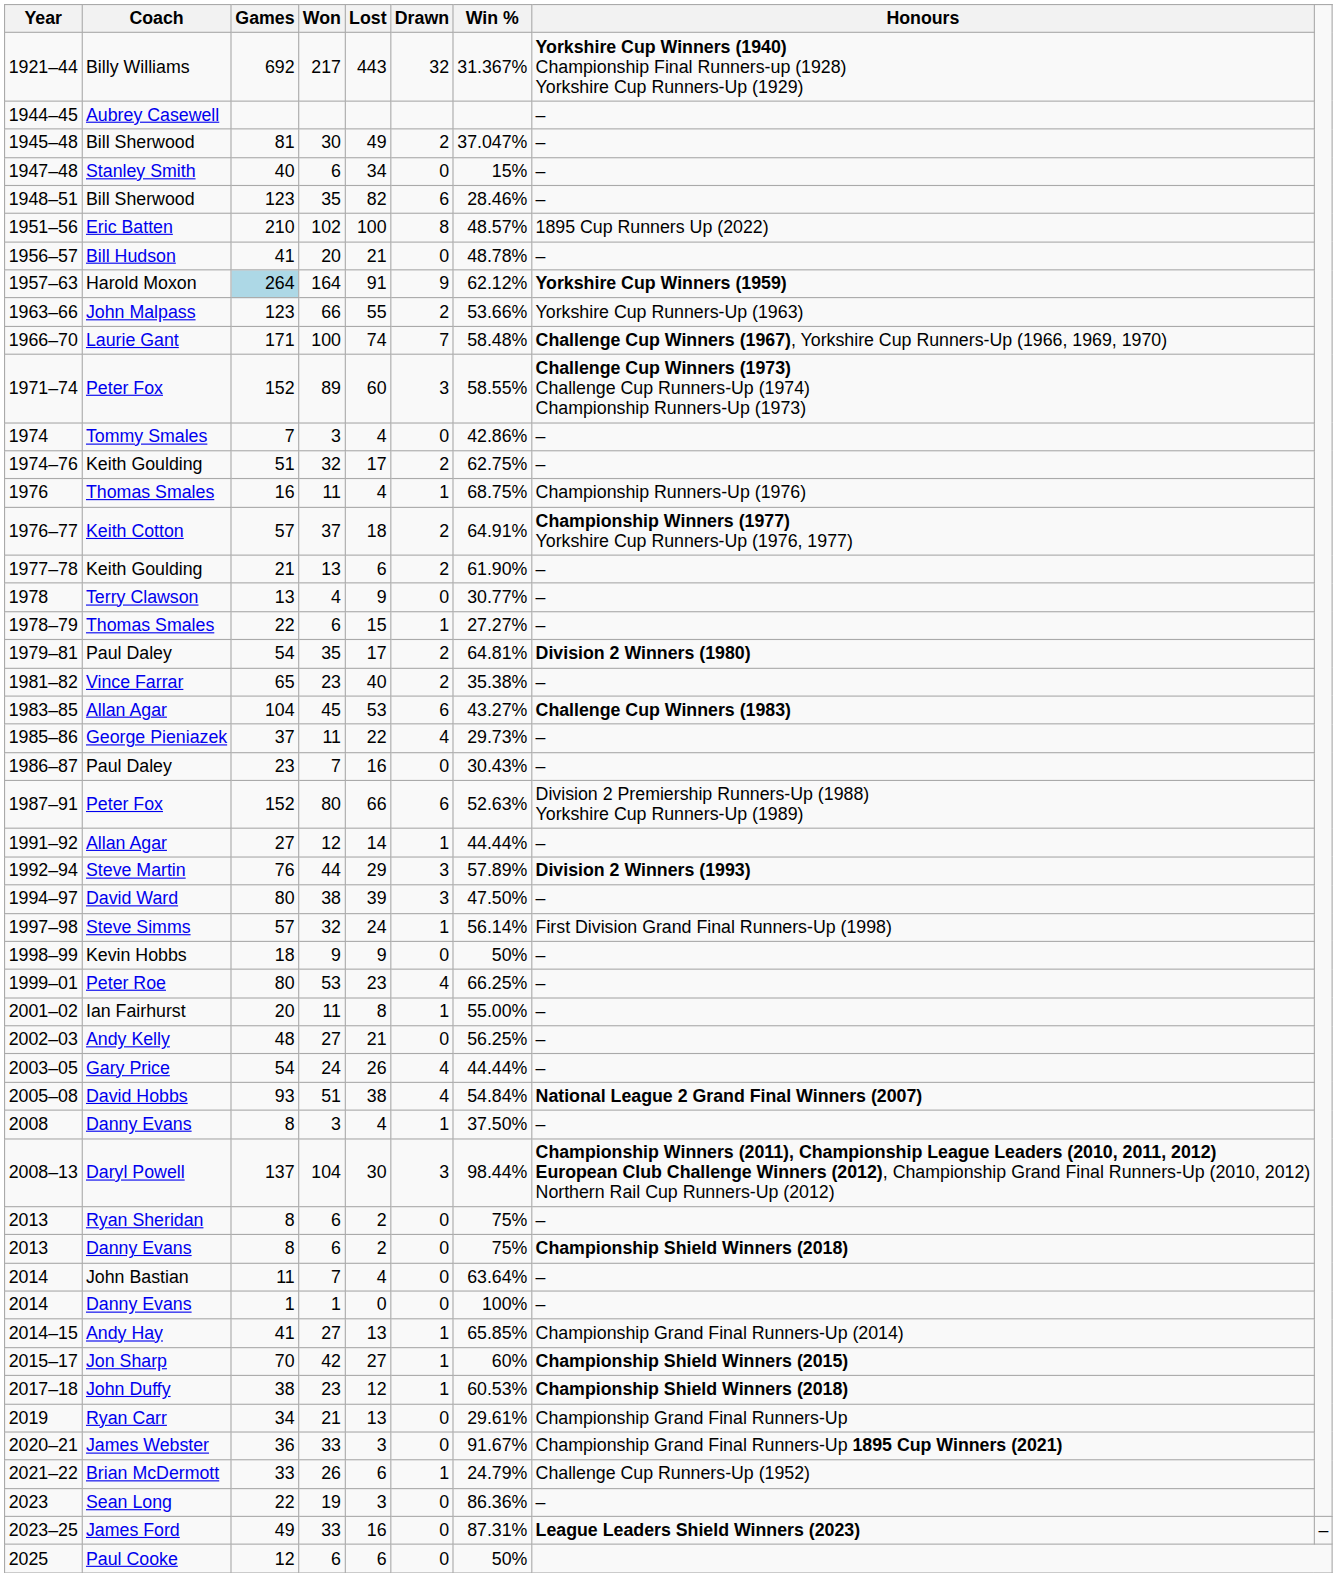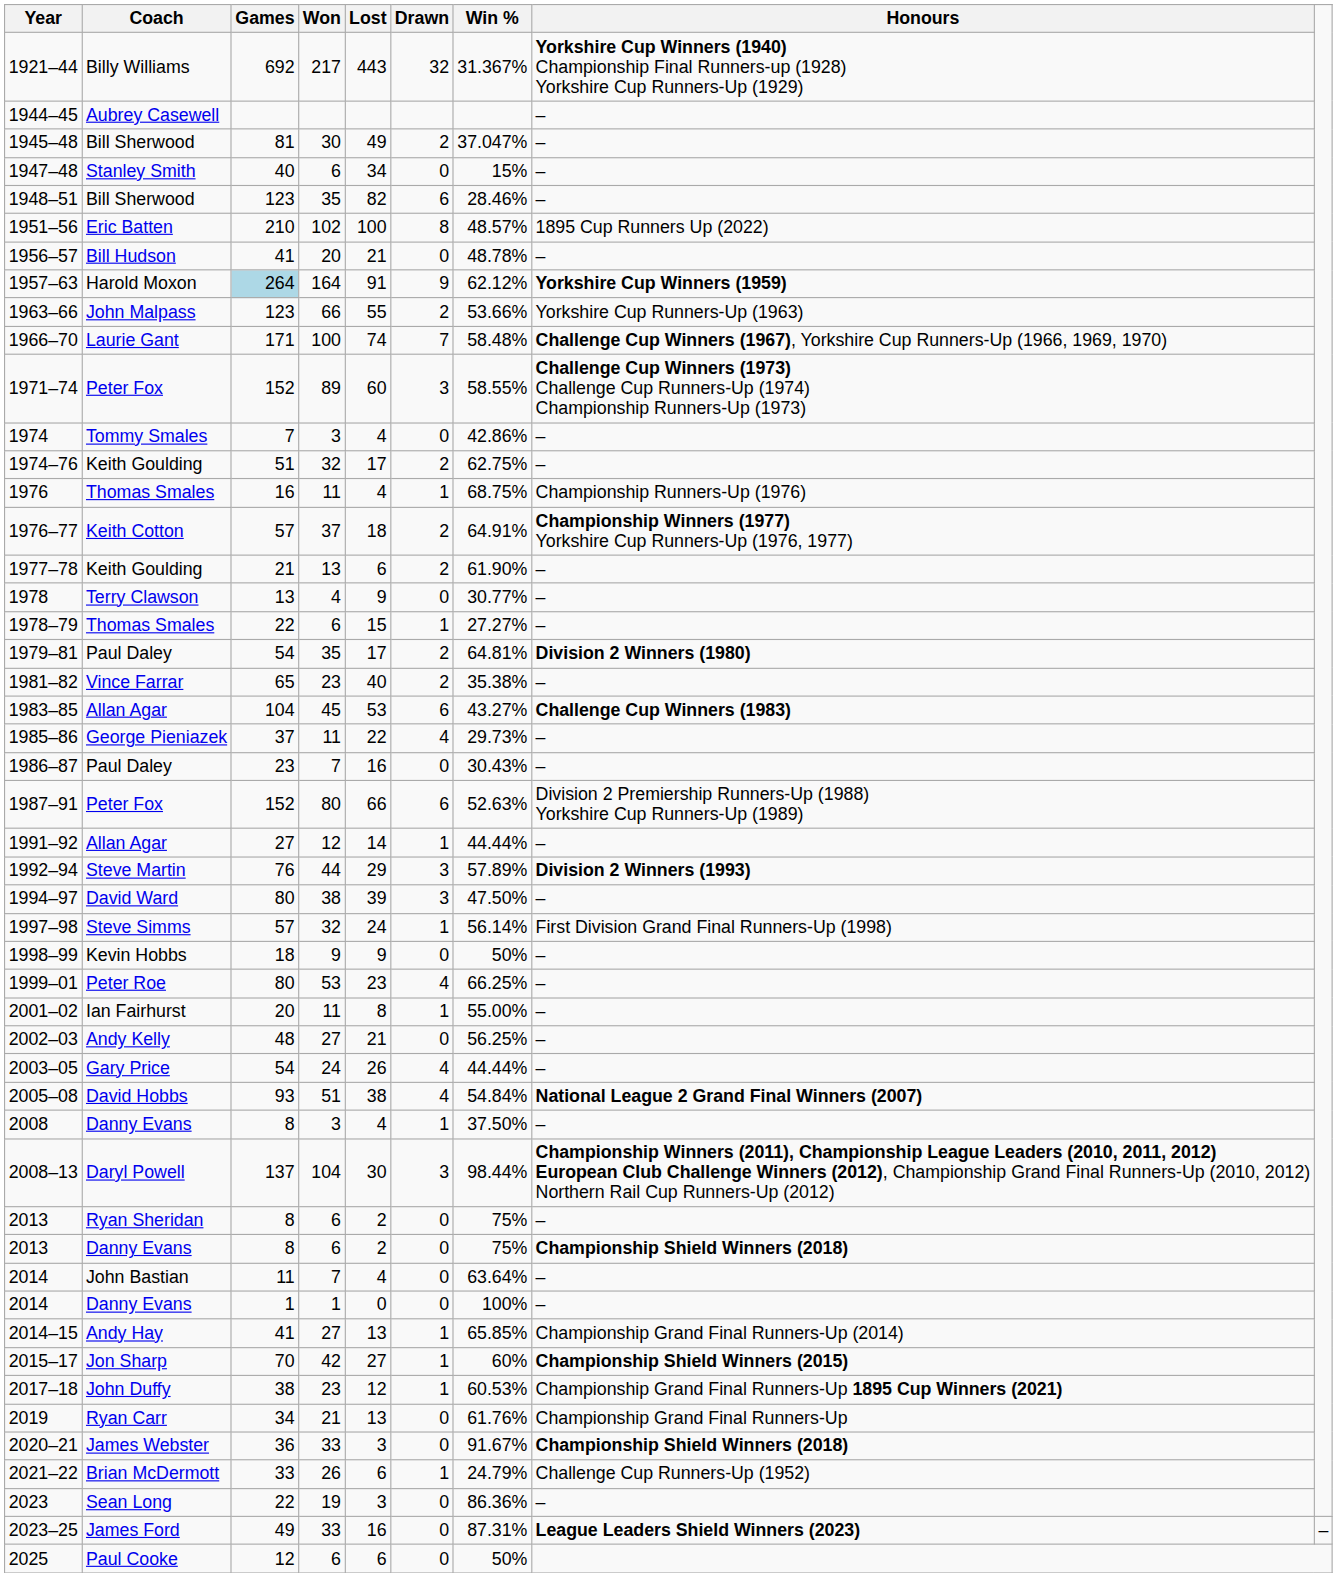(692, 1389) Championship Shield Winners (2018) -> (799, 1389) Championship Grand Final Runners-Up 1895 Cup Winners (2021)
(497, 1417) 29.61% -> (497, 1417) 61.76%
(799, 1445) Championship Grand Final Runners-Up 1895 Cup Winners (2021) -> (692, 1445) Championship Shield Winners (2018)
